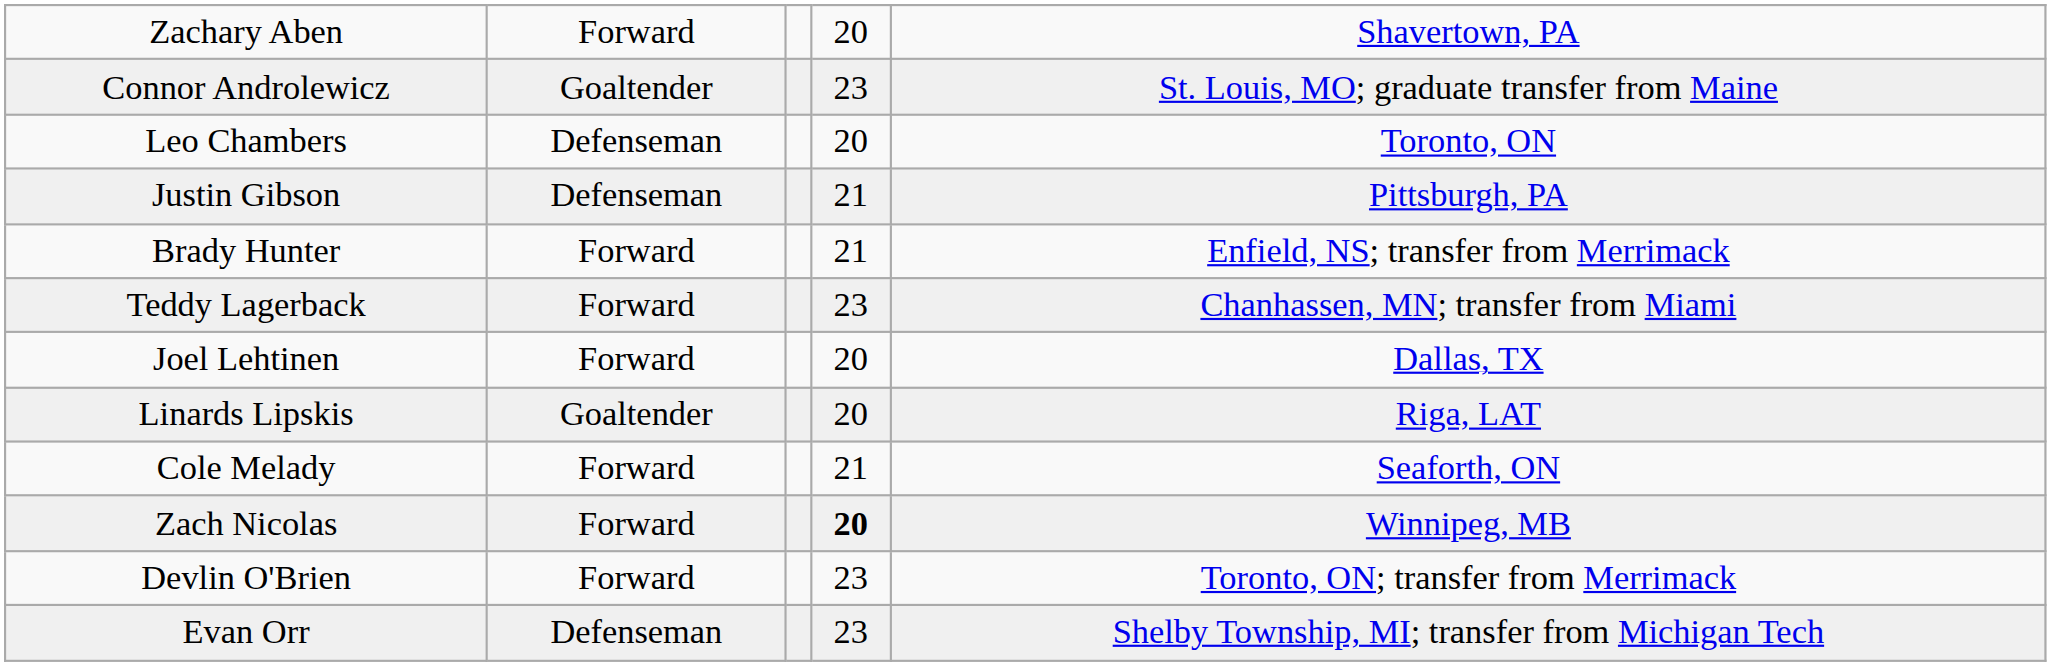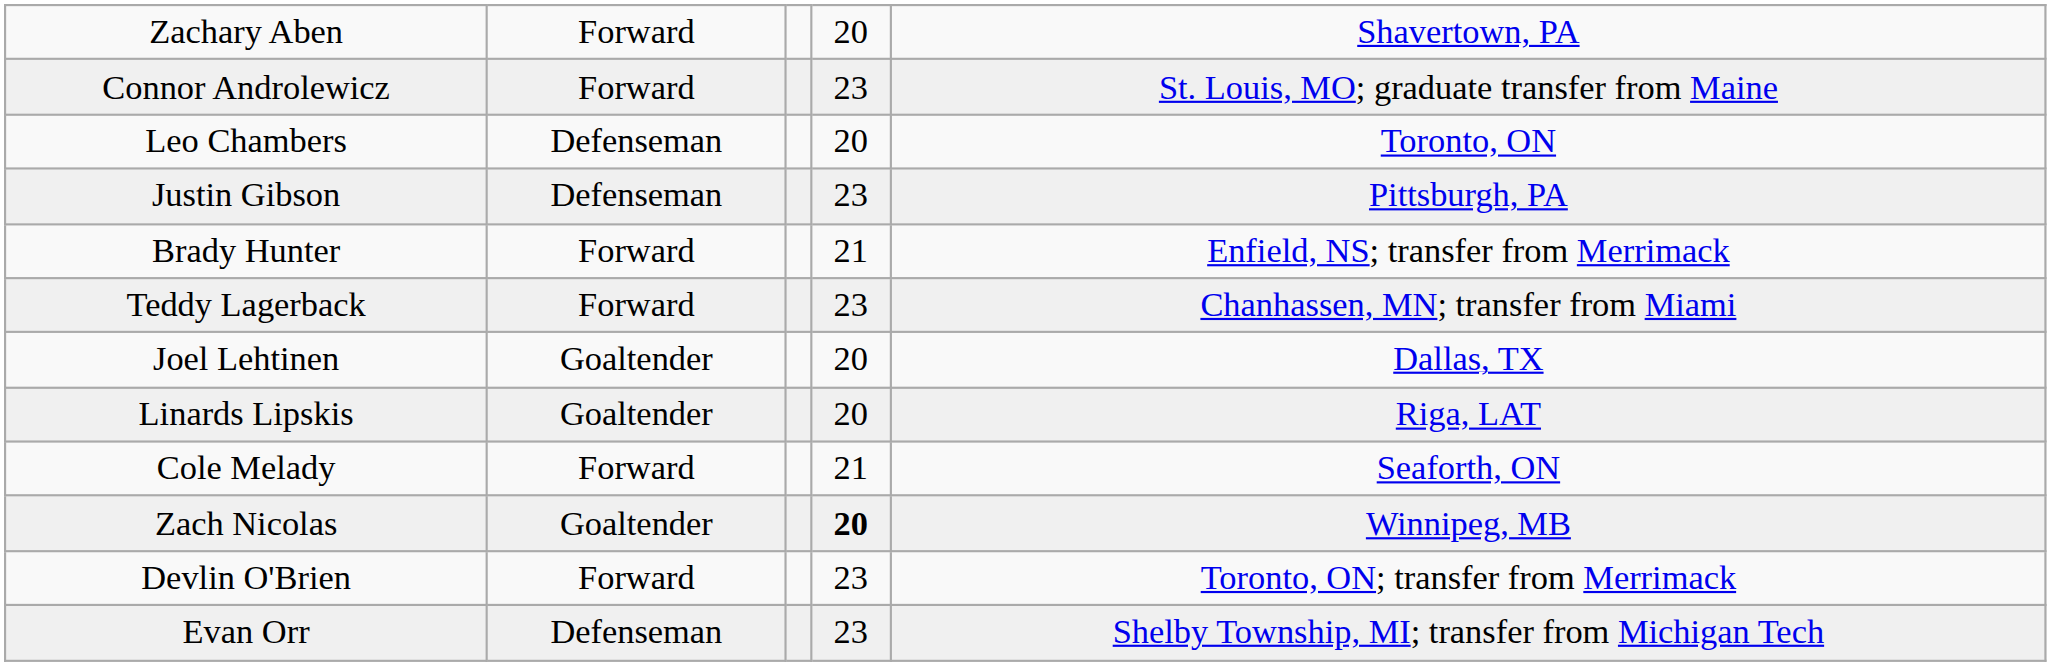(636, 86) Goaltender -> (636, 86) Forward
(851, 195) 21 -> (851, 195) 23
(636, 359) Forward -> (636, 359) Goaltender
(636, 522) Forward -> (636, 522) Goaltender
